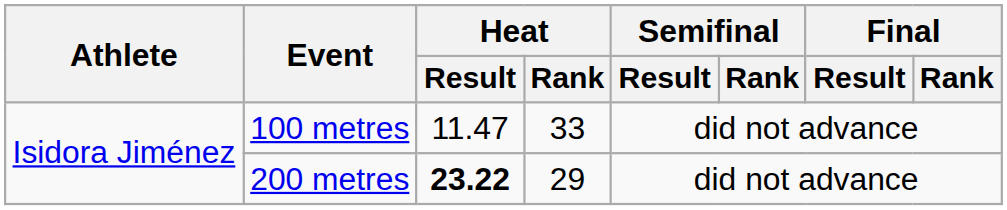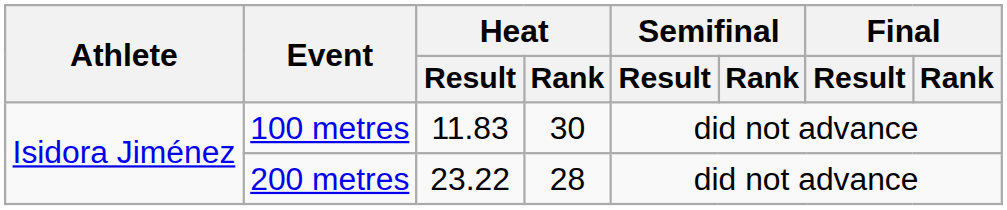(470, 128) 11.47 -> (470, 128) 11.83
(567, 128) 33 -> (567, 128) 30
(470, 179) bold -> (470, 179) normal
(567, 179) 29 -> (567, 179) 28
